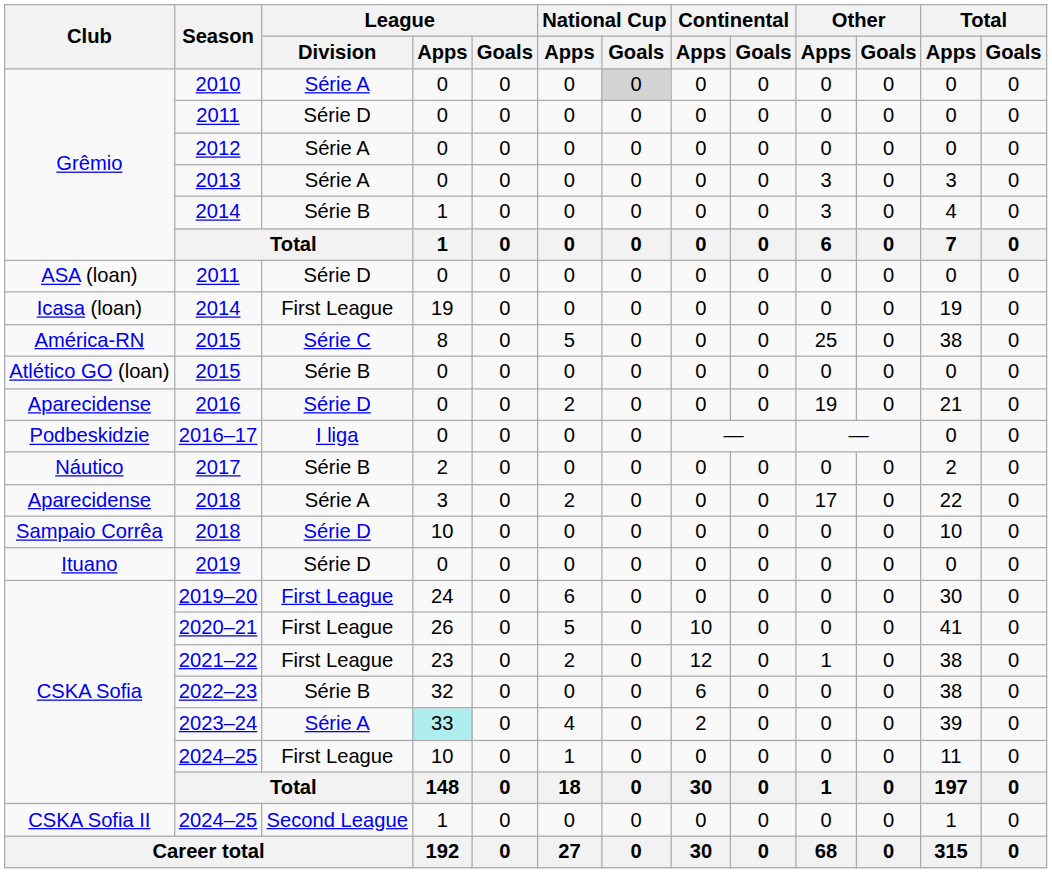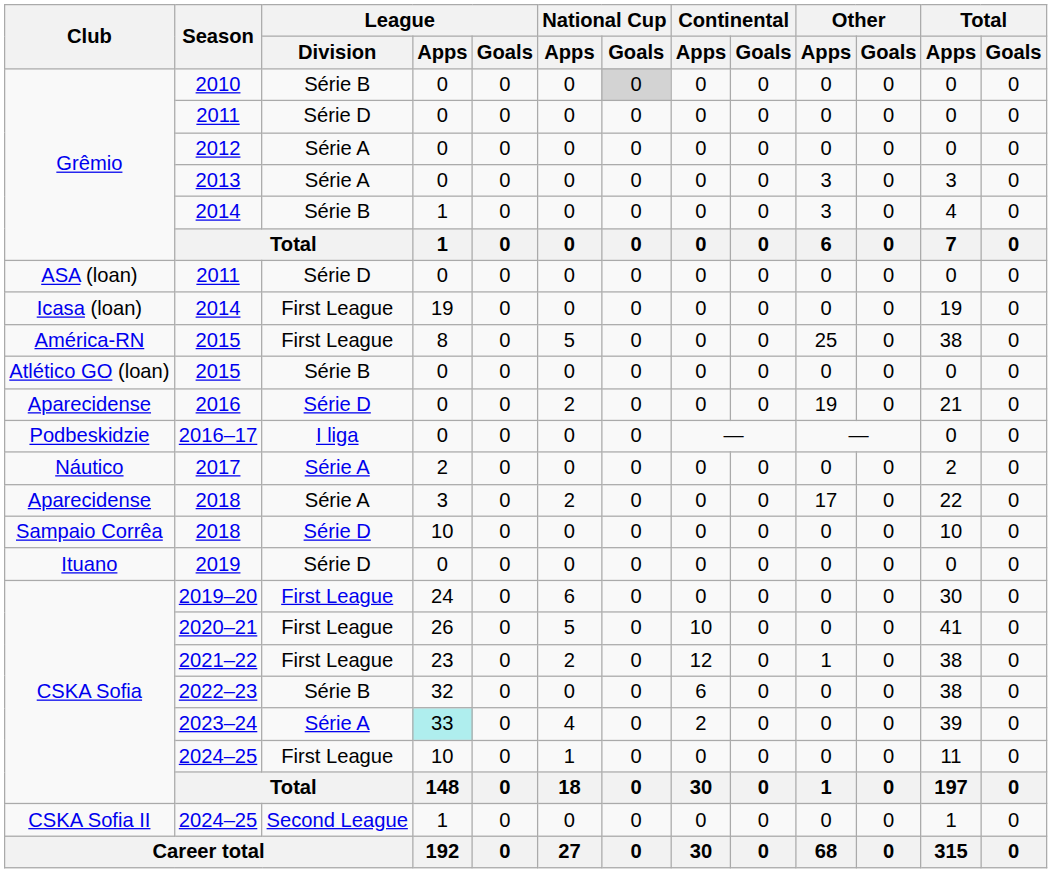(337, 84) Série A -> (337, 84) Série B
(337, 340) Série C -> (337, 340) First League
(337, 468) Série B -> (337, 468) Série A
